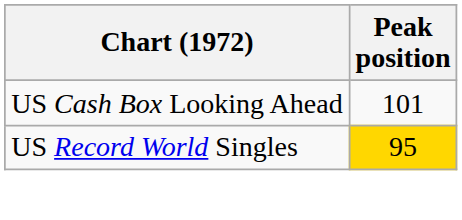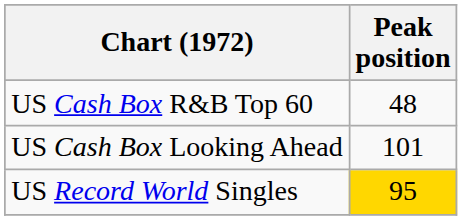+ row: (162, 102)
